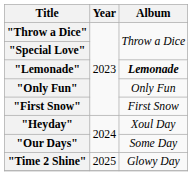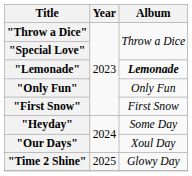(153, 124) Xoul Day -> (153, 124) Some Day
(153, 143) Some Day -> (153, 143) Xoul Day
